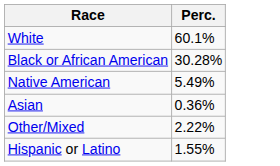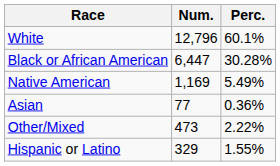+ column: (196, 15)
